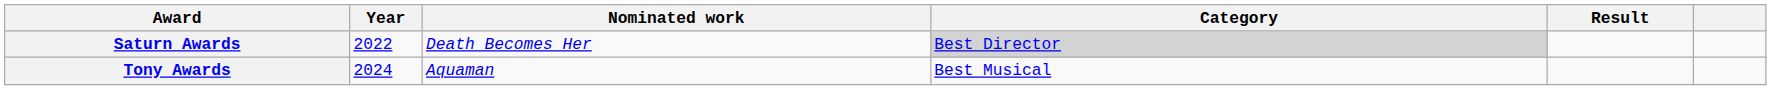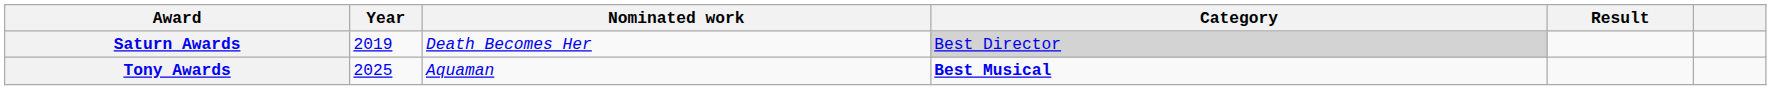(373, 44) 2022 -> (373, 44) 2019
(373, 71) 2024 -> (373, 71) 2025
(993, 71) normal -> (993, 71) bold
